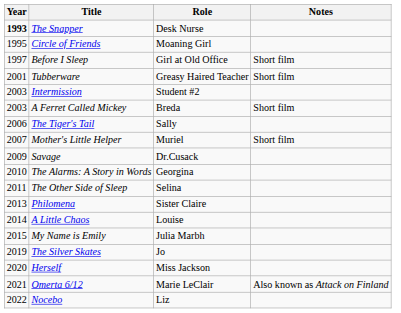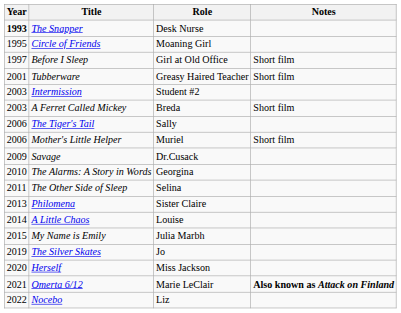(17, 140) 2007 -> (17, 140) 2006
(321, 284) normal -> (324, 284) bold
